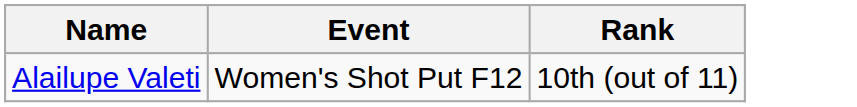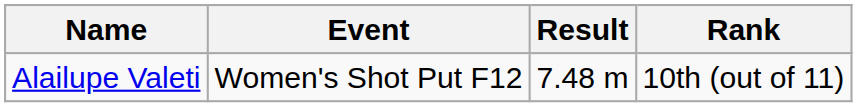+ column: (582, 29)
